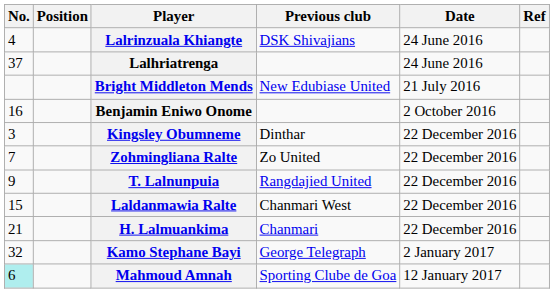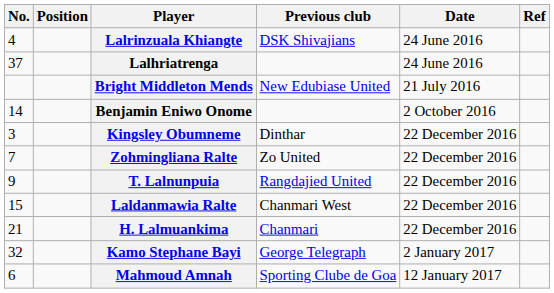(15, 110) 16 -> (15, 110) 14
(12, 275) paleturquoise background -> (12, 275) no background
